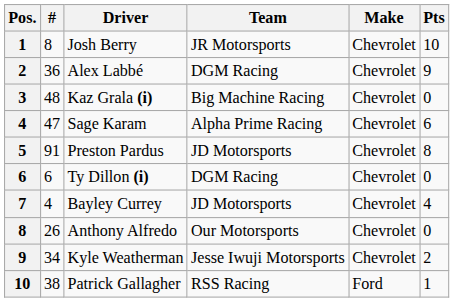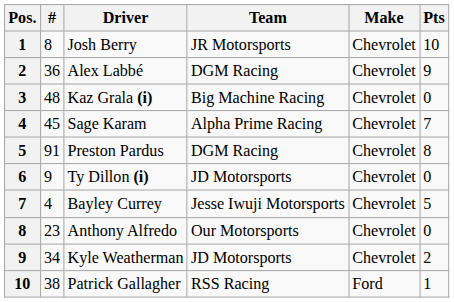(52, 124) 47 -> (52, 124) 45
(427, 124) 6 -> (427, 124) 7
(241, 150) JD Motorsports -> (235, 150) DGM Racing
(48, 177) 6 -> (48, 177) 9
(235, 177) DGM Racing -> (241, 177) JD Motorsports
(241, 203) JD Motorsports -> (268, 203) Jesse Iwuji Motorsports
(427, 203) 4 -> (427, 203) 5
(52, 230) 26 -> (52, 230) 23
(268, 257) Jesse Iwuji Motorsports -> (241, 257) JD Motorsports
